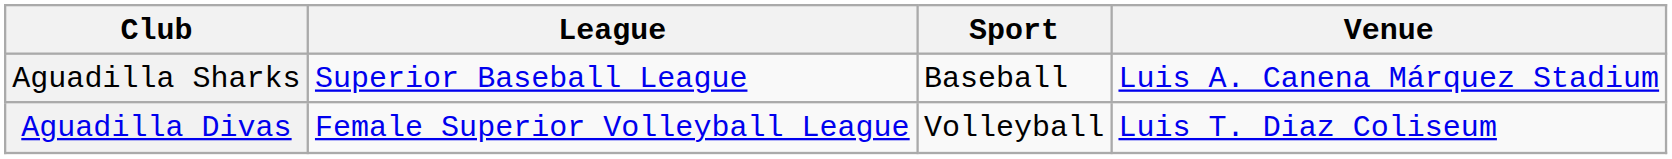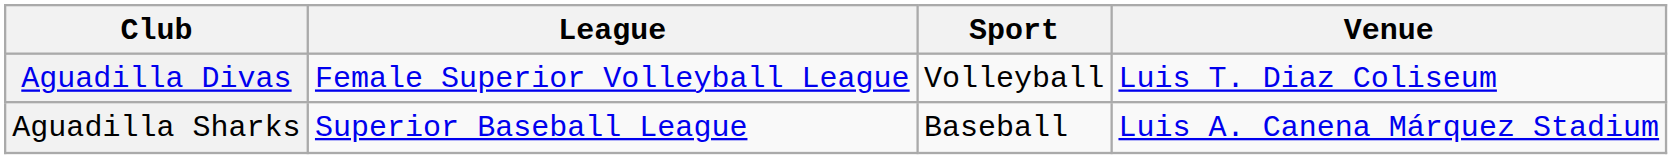rows swapped: (156, 79) <-> (156, 128)
